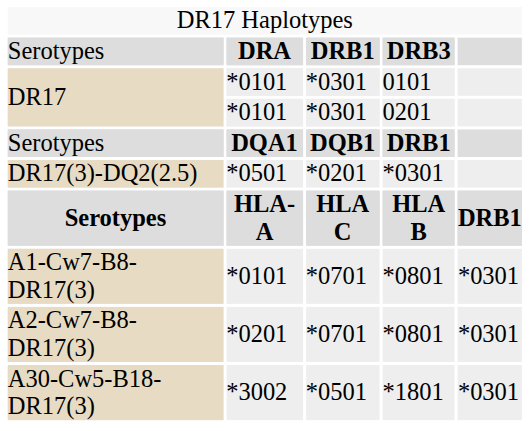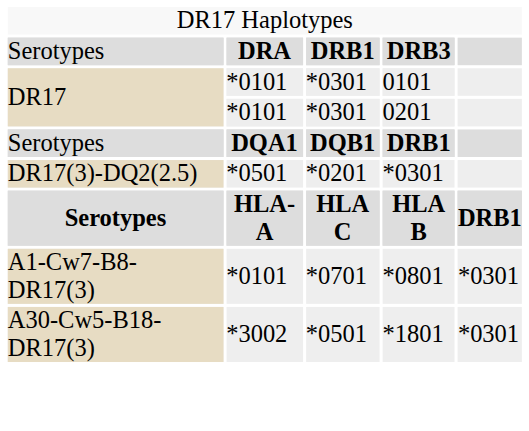- row: (72, 334)
